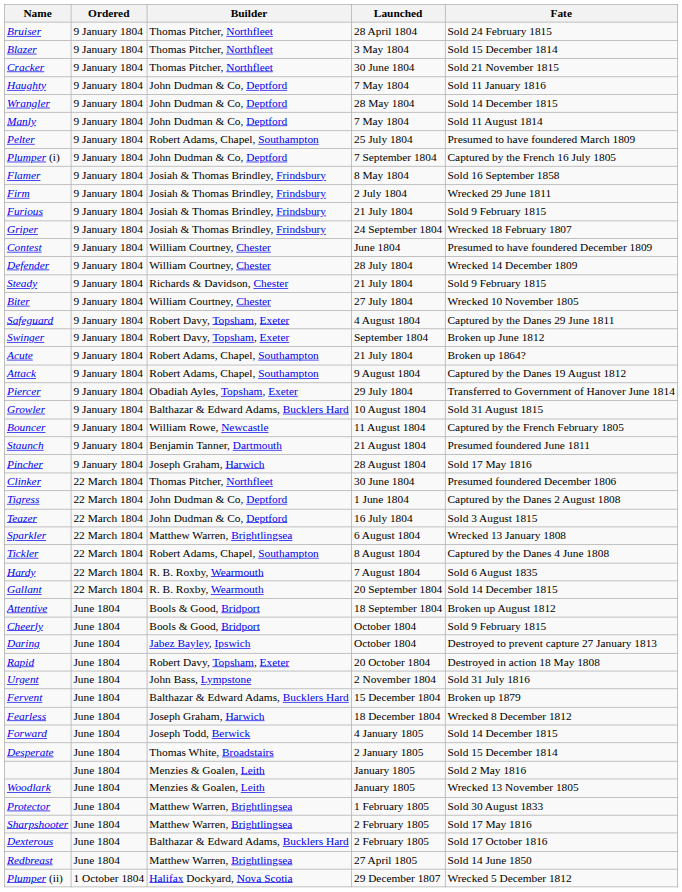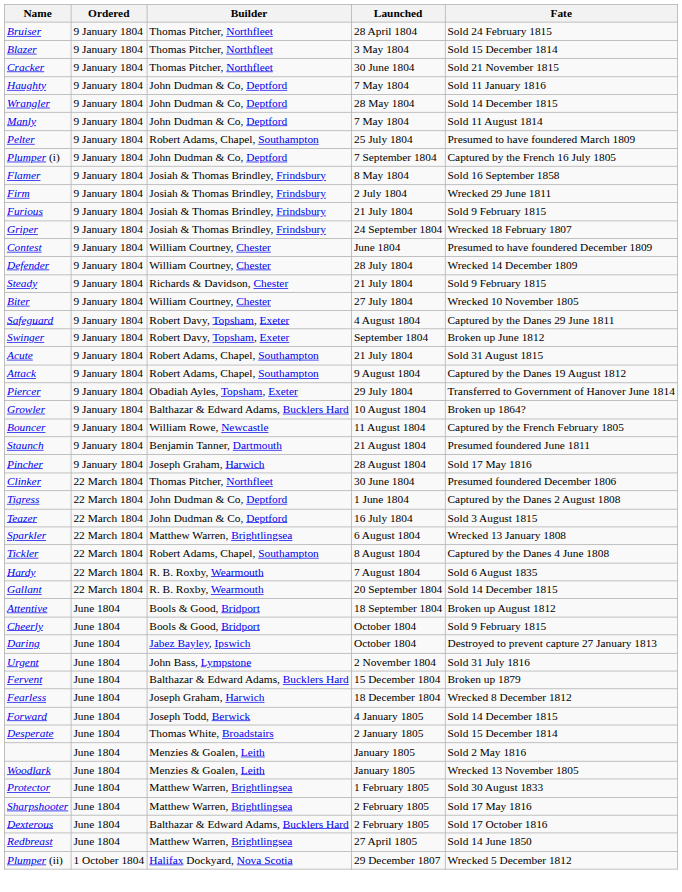(487, 355) Broken up 1864? -> (495, 355) Sold 31 August 1815
(495, 409) Sold 31 August 1815 -> (487, 409) Broken up 1864?
- row: (21, 662)
